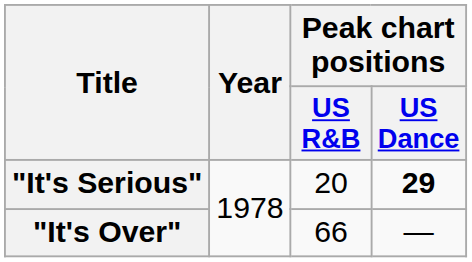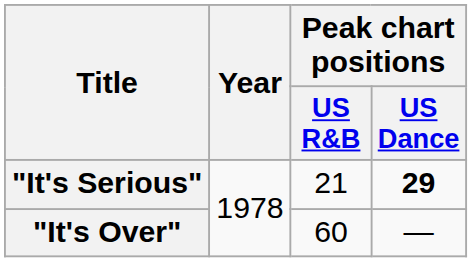(331, 183) 20 -> (331, 183) 21
(331, 231) 66 -> (331, 231) 60
